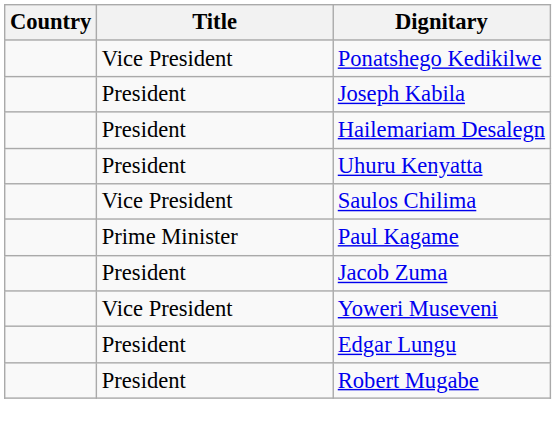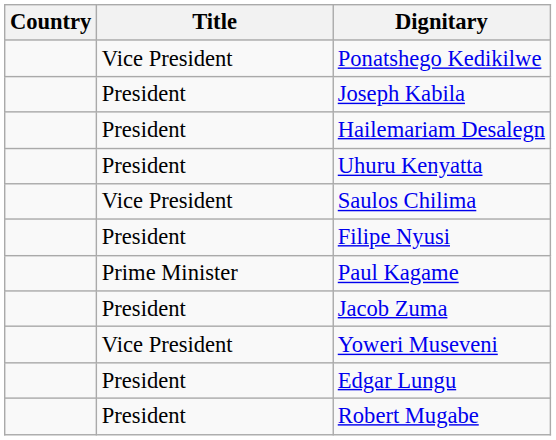+ row: (394, 237)
